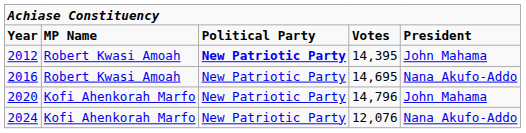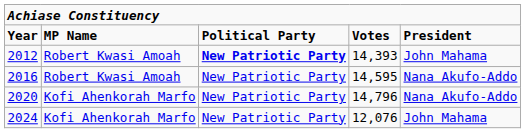(375, 56) 14,395 -> (375, 56) 14,393
(375, 76) 14,695 -> (375, 76) 14,595
(445, 97) John Mahama -> (460, 97) Nana Akufo-Addo
(460, 118) Nana Akufo-Addo -> (445, 118) John Mahama
